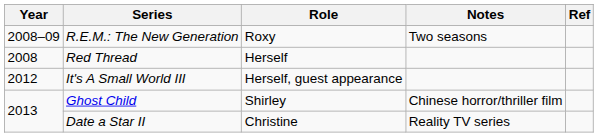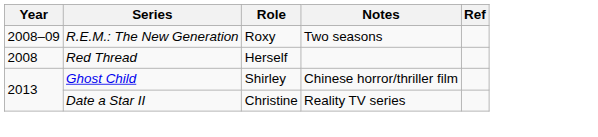- row: (126, 79)
